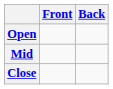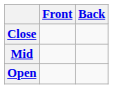rows swapped: (22, 73) <-> (22, 34)
